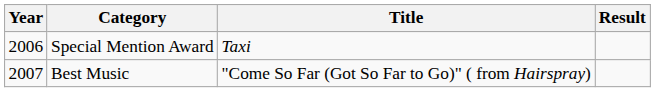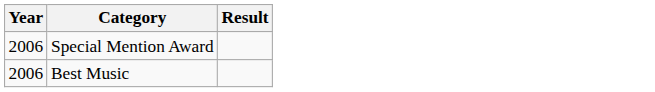- column: (406, 18)
(26, 73) 2007 -> (26, 73) 2006
